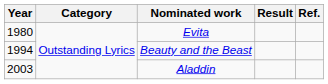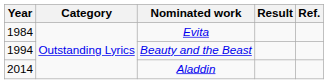(20, 32) 1980 -> (20, 32) 1984
(20, 69) 2003 -> (20, 69) 2014
